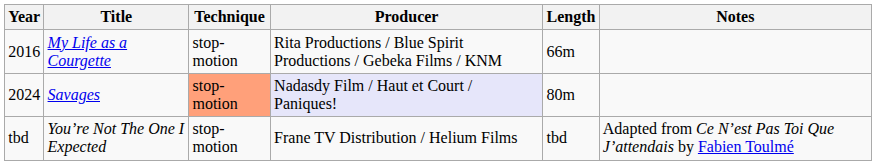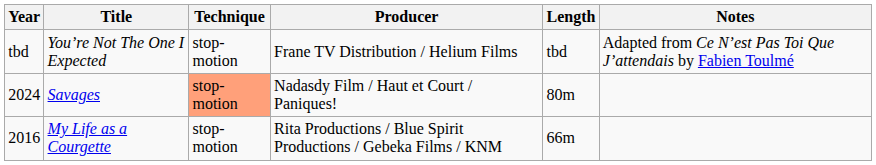rows swapped: (87, 51) <-> (116, 138)
(373, 94) lavender background -> (373, 94) no background
